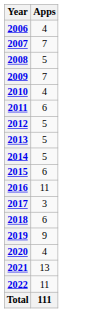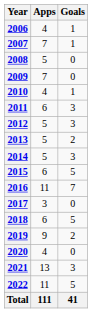+ column: (73, 12)
